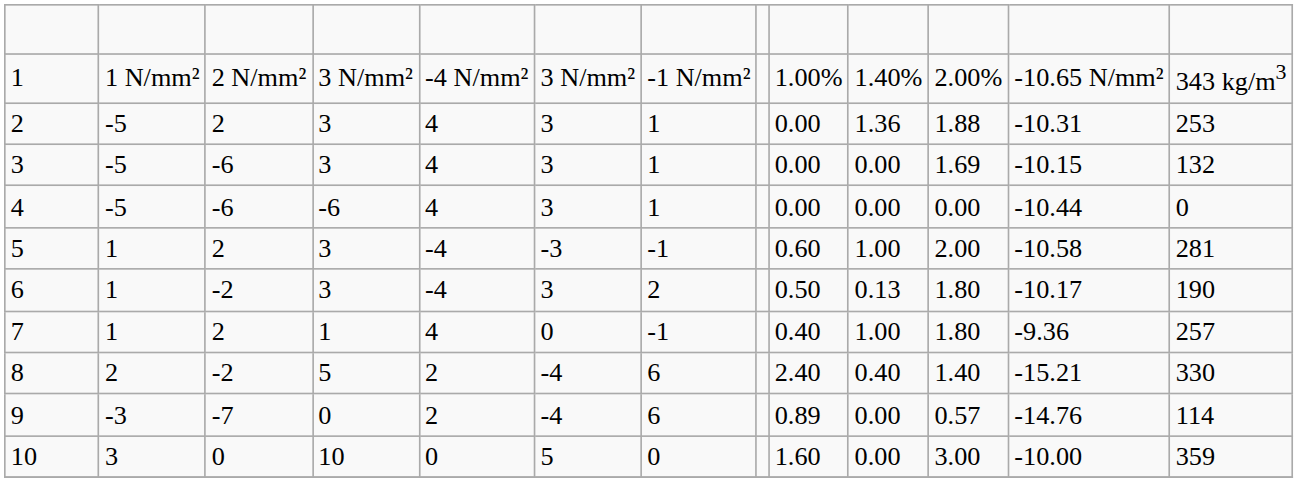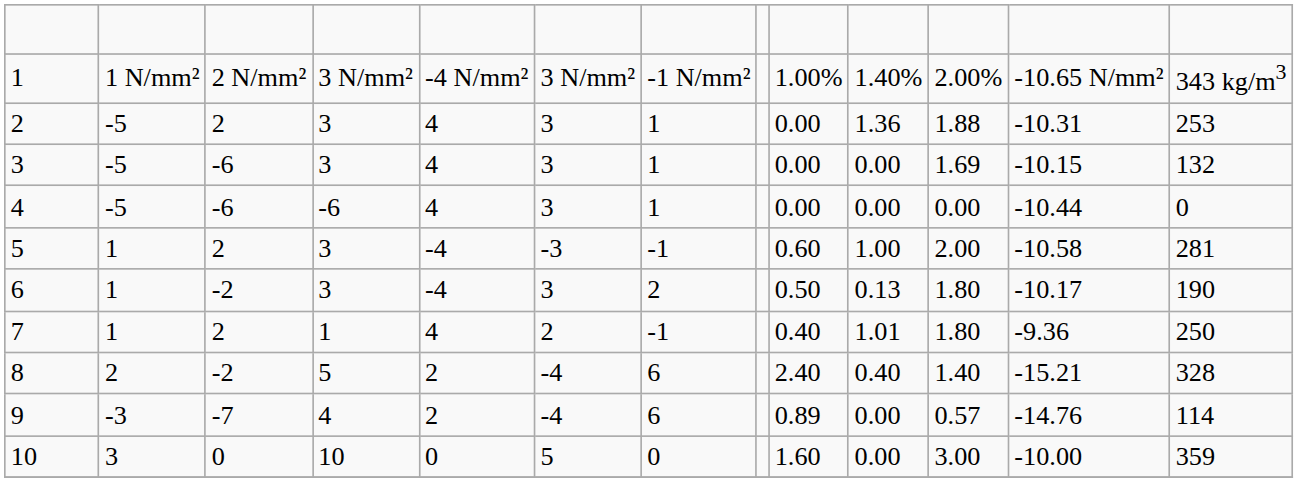(547, 331) 0 -> (547, 331) 2
(878, 331) 1.00 -> (878, 331) 1.01
(1195, 331) 257 -> (1195, 331) 250
(1195, 372) 330 -> (1195, 372) 328
(325, 414) 0 -> (325, 414) 4
